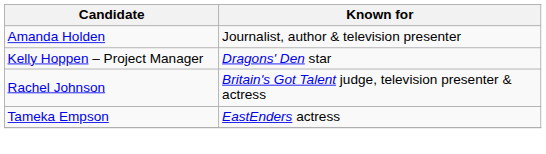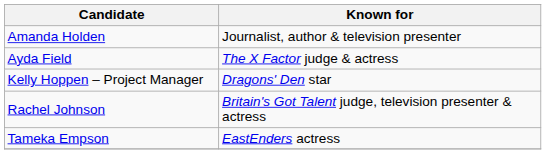+ row: (40, 58)
